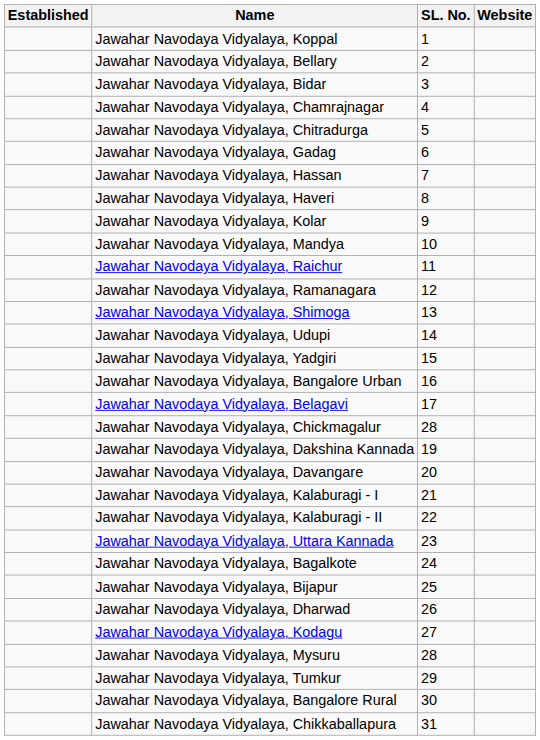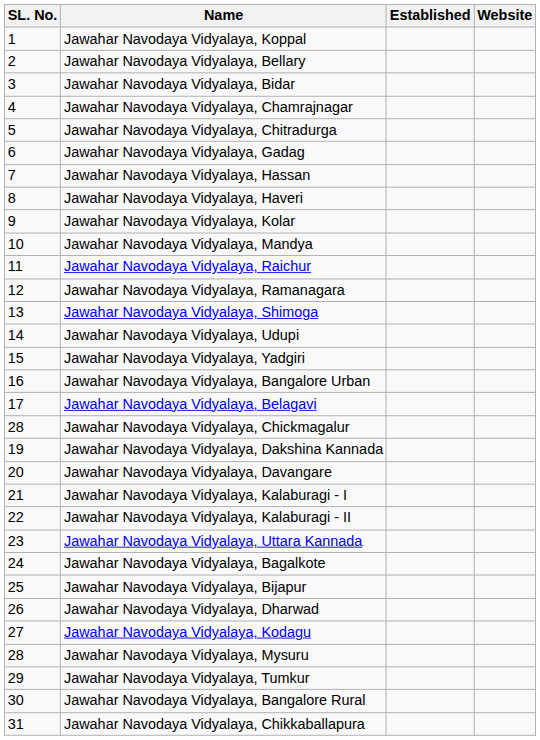columns swapped: (446, 15) <-> (48, 15)
